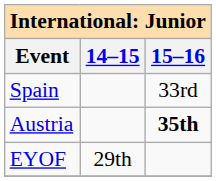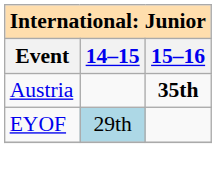- row: (34, 90)
(113, 158) no background -> (113, 124) lightblue background
